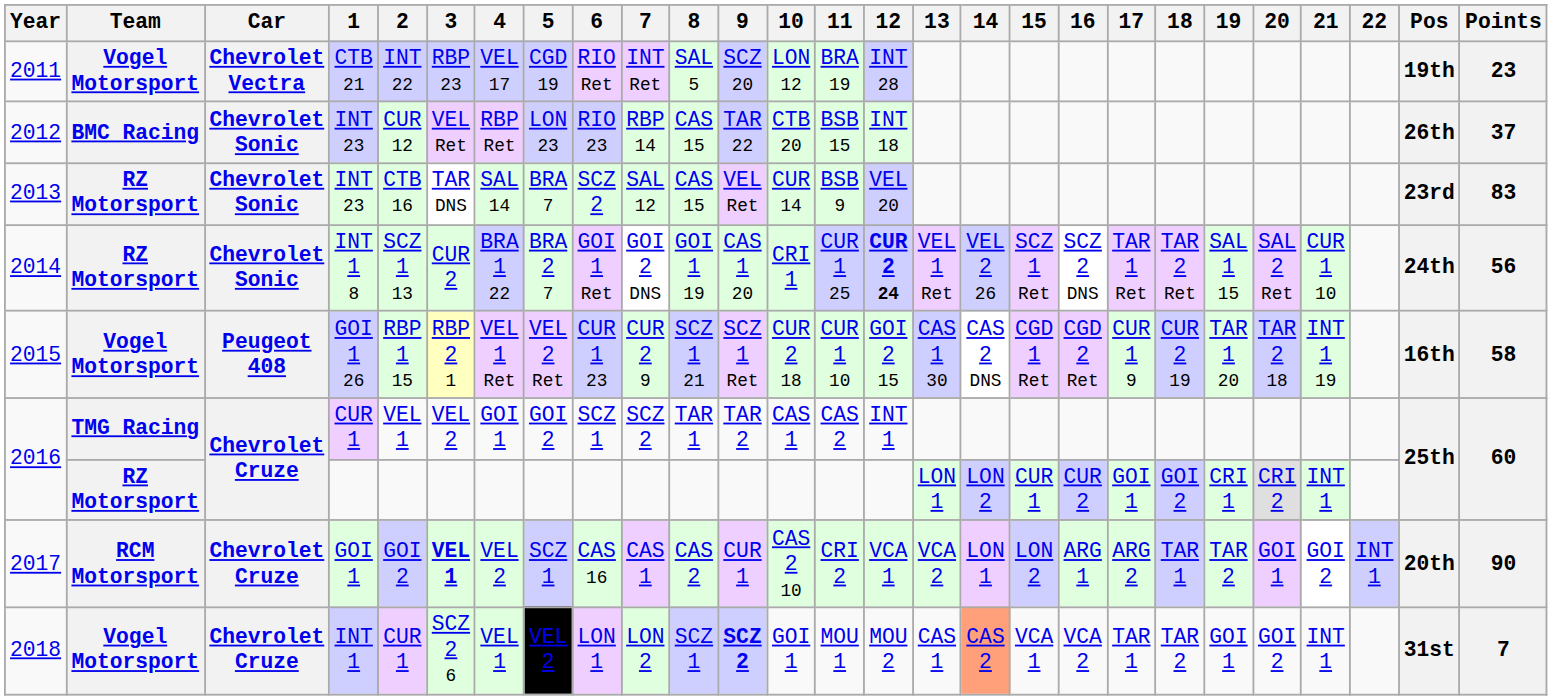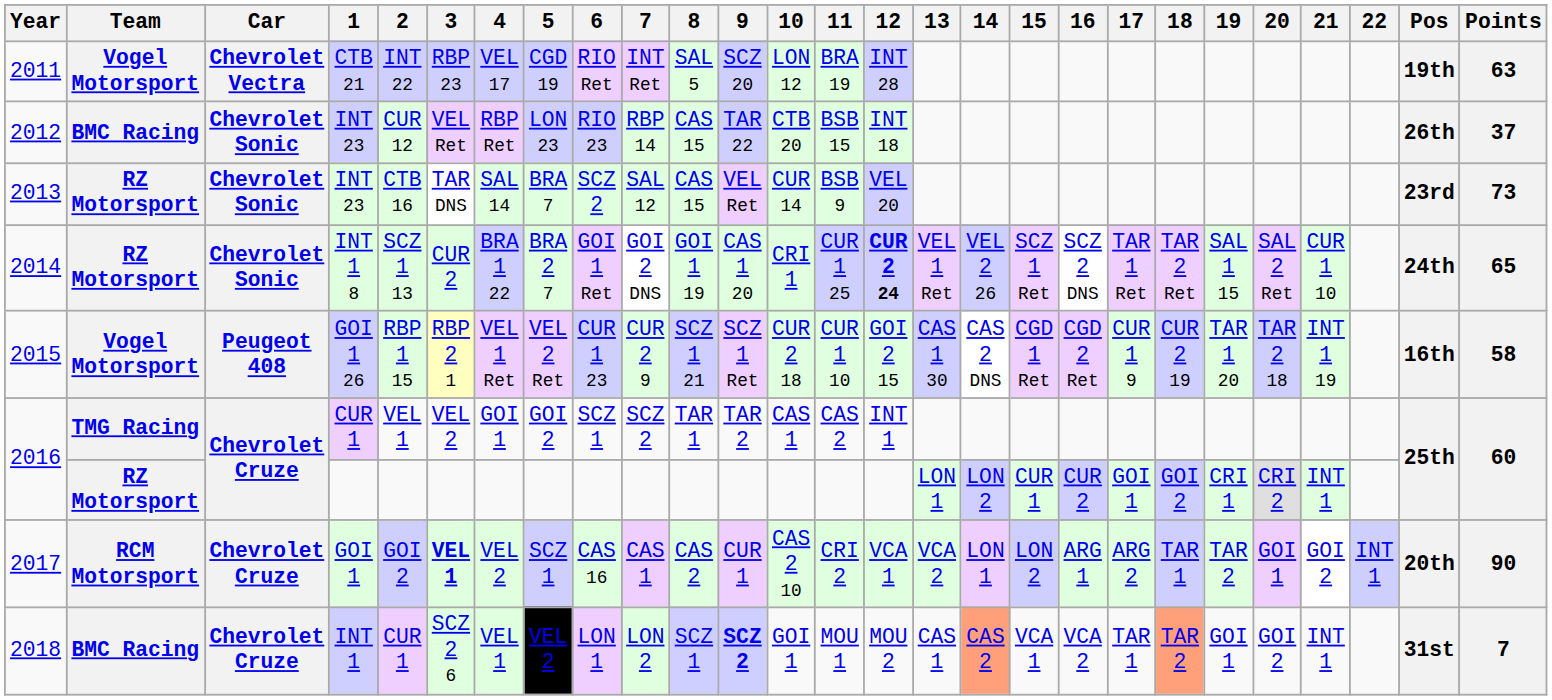(1503, 71) 23 -> (1503, 71) 63
(1503, 194) 83 -> (1503, 194) 73
(1503, 268) 56 -> (1503, 268) 65
(135, 650) Vogel Motorsport -> (135, 650) BMC Racing
(1180, 650) no background -> (1180, 650) lightsalmon background
